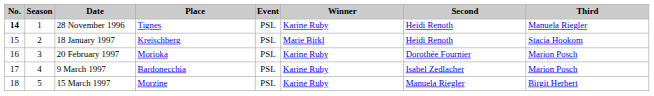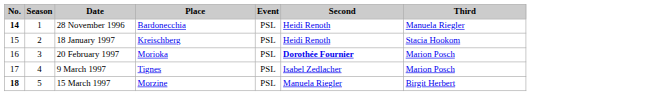- column: (342, 11)
(149, 25) Tignes -> (162, 25) Bardonecchia
(438, 54) normal -> (318, 54) bold
(162, 69) Bardonecchia -> (149, 69) Tignes
(14, 83) normal -> (14, 83) bold
